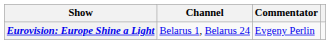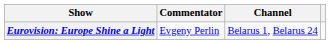columns swapped: (286, 13) <-> (205, 13)
